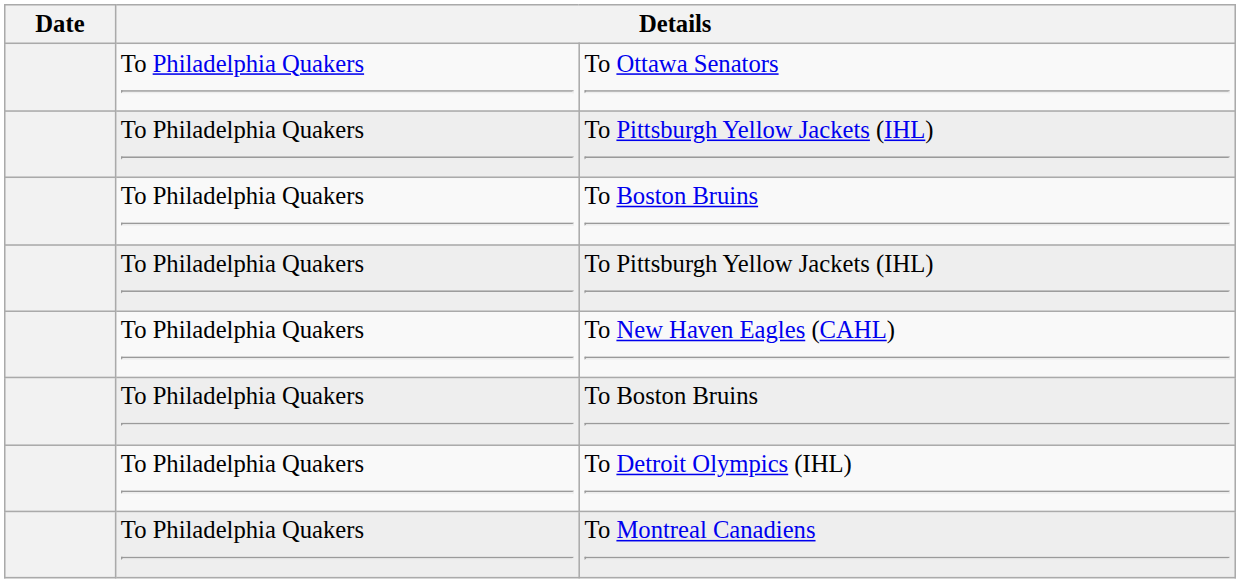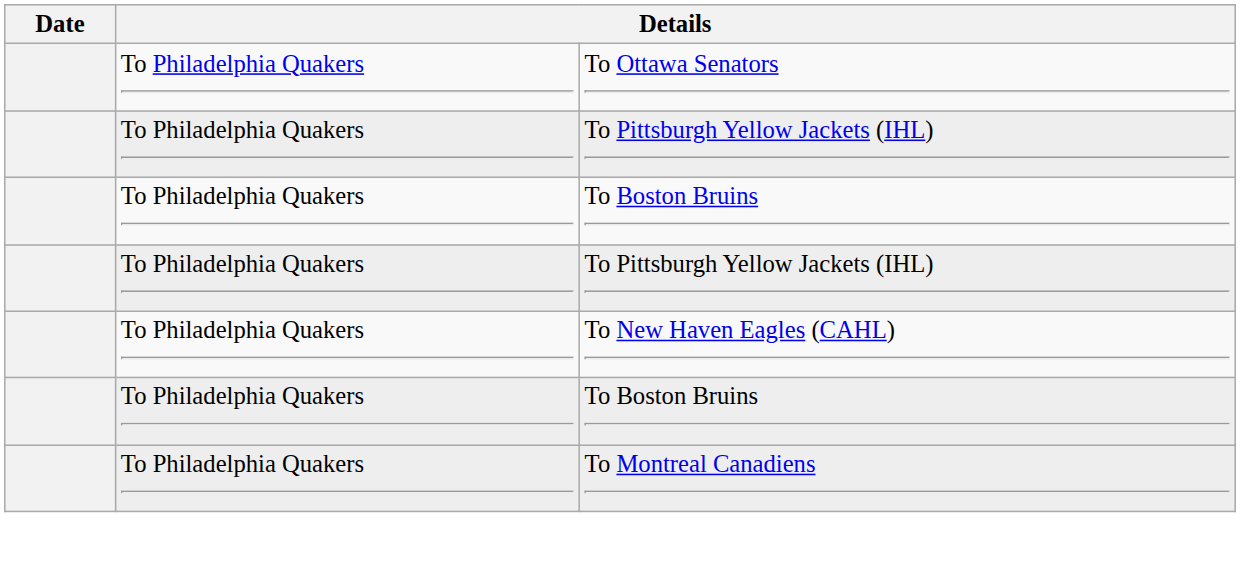- row: (60, 478)
